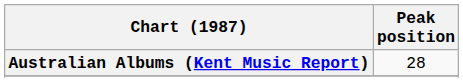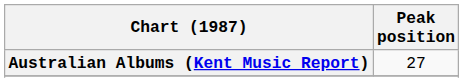(416, 63) 28 -> (416, 63) 27
